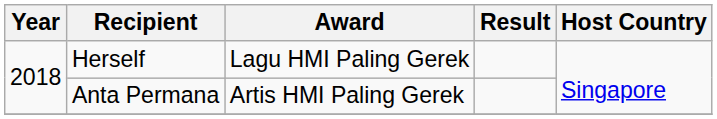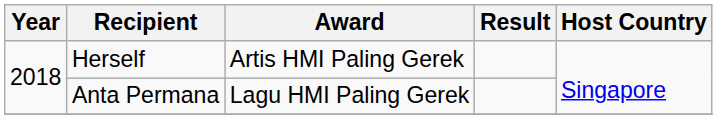(350, 59) Lagu HMI Paling Gerek -> (347, 59) Artis HMI Paling Gerek
(347, 95) Artis HMI Paling Gerek -> (350, 95) Lagu HMI Paling Gerek
